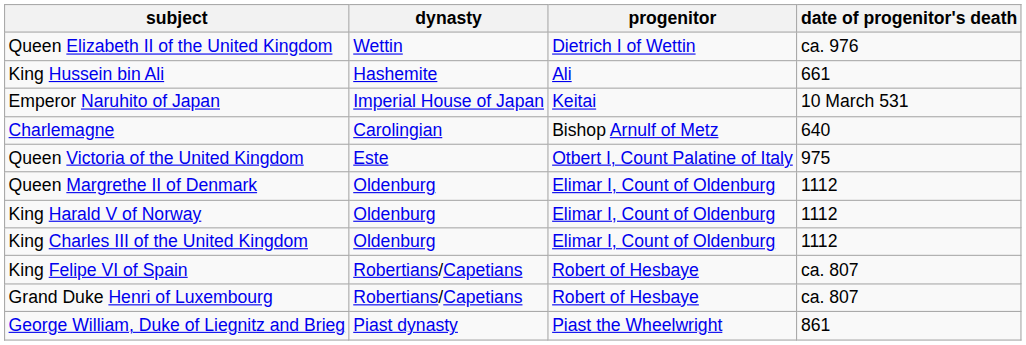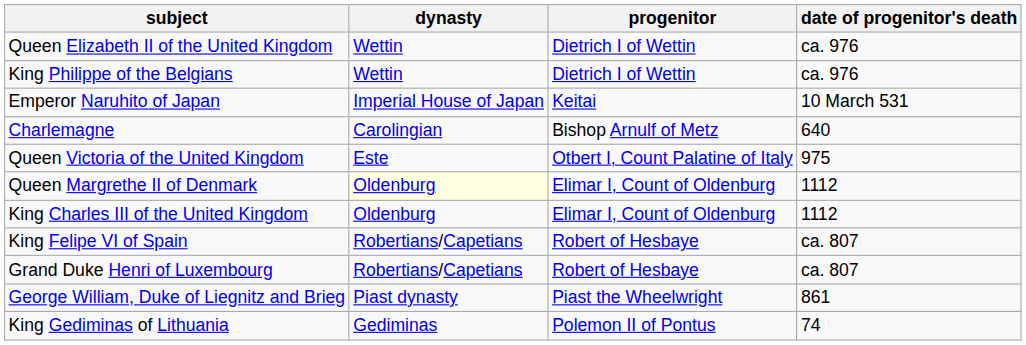+ row: (121, 74)
- row: (86, 74)
(394, 185) no background -> (394, 185) lightyellow background
- row: (105, 213)
+ row: (119, 325)
